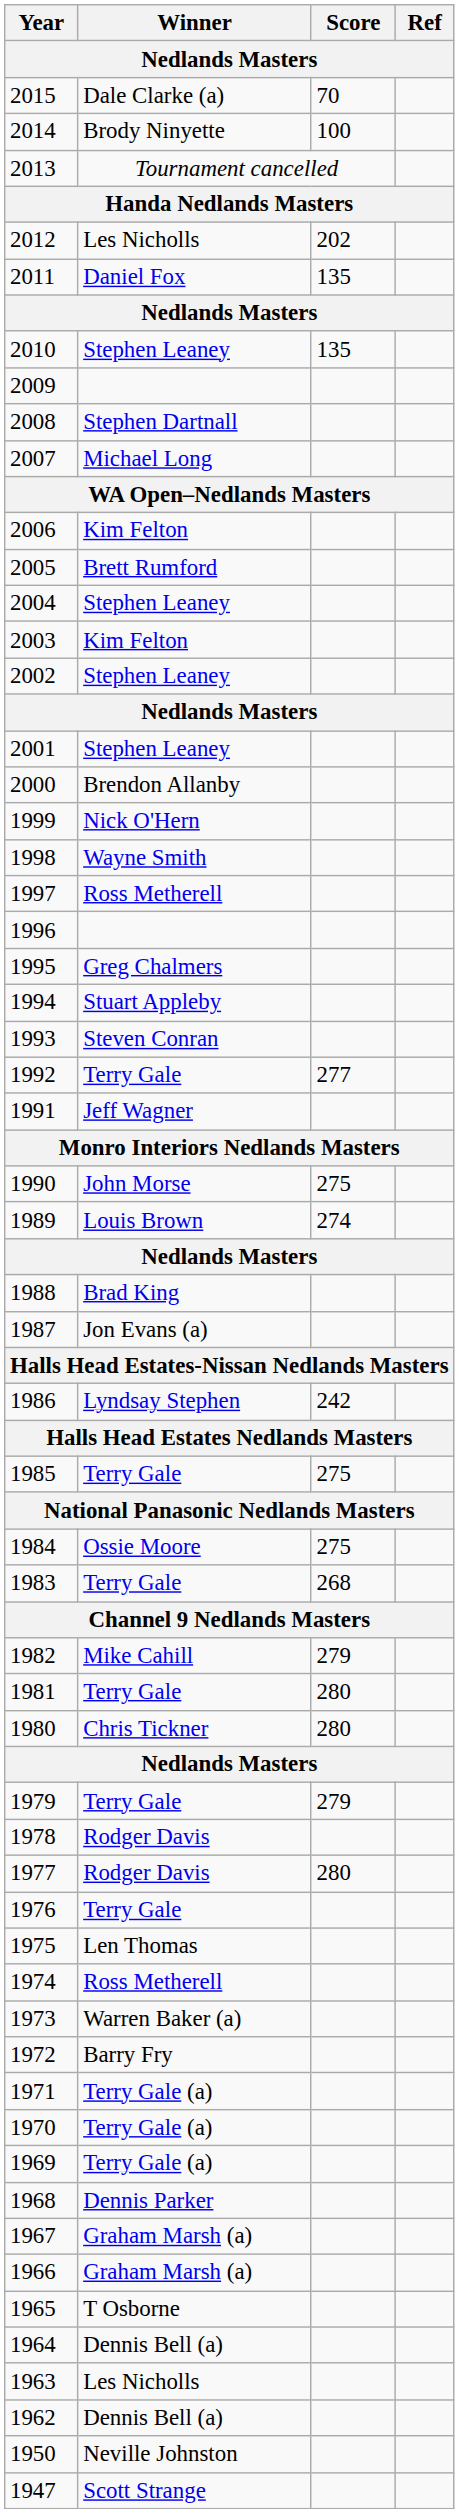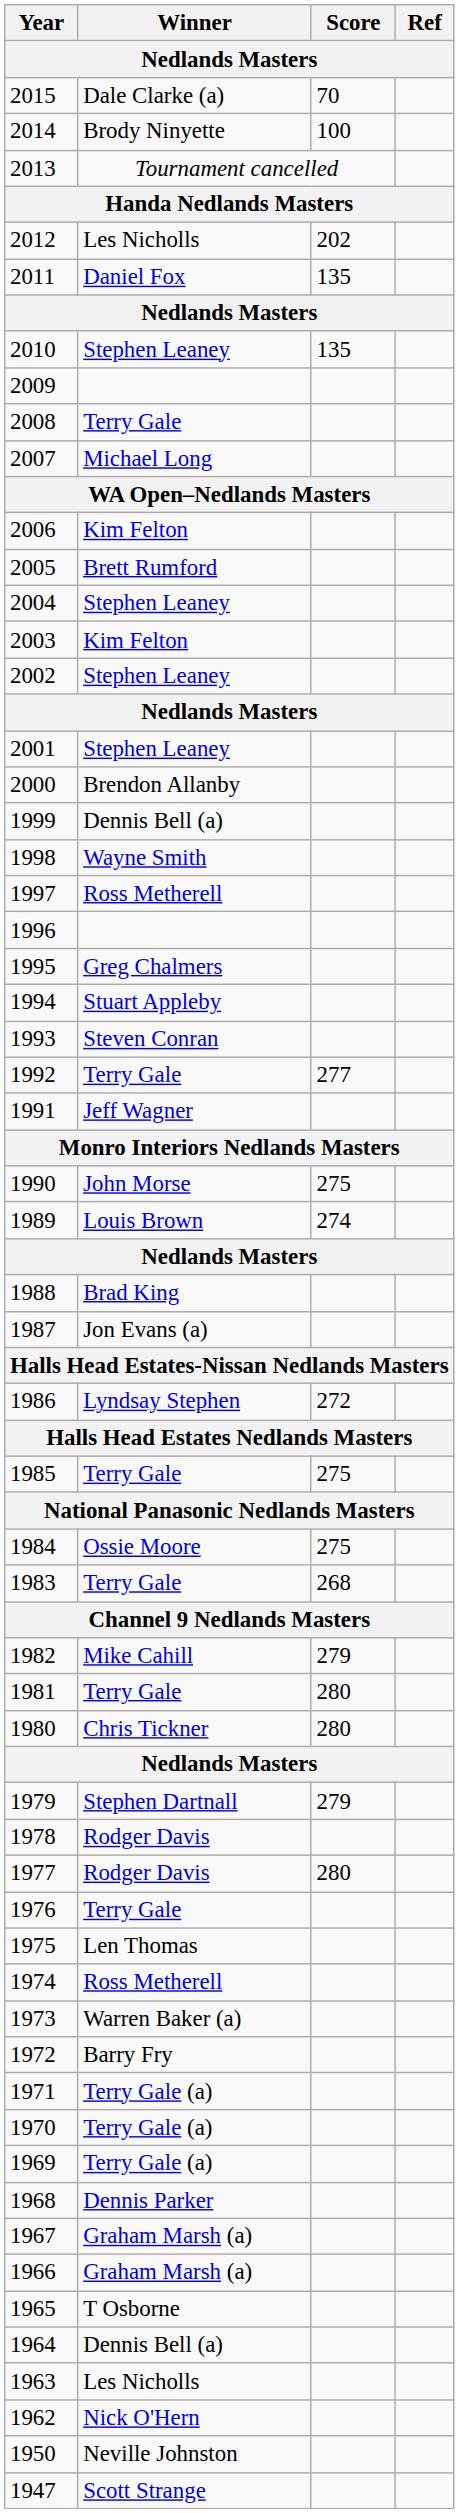(160, 421) Stephen Dartnall -> (132, 421) Terry Gale
(141, 820) Nick O'Hern -> (153, 820) Dennis Bell (a)
(334, 1401) 242 -> (334, 1401) 272
(132, 1800) Terry Gale -> (160, 1800) Stephen Dartnall
(153, 2417) Dennis Bell (a) -> (141, 2417) Nick O'Hern
